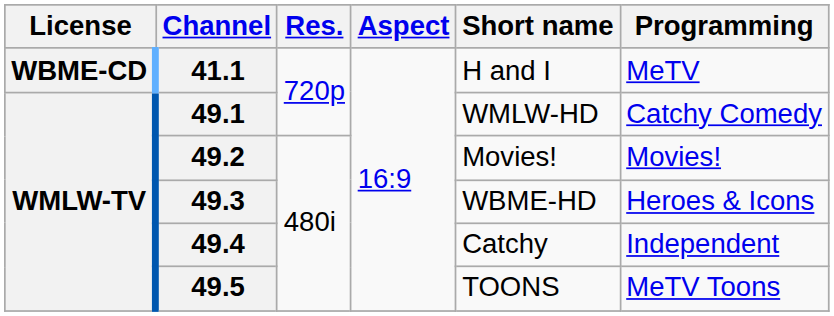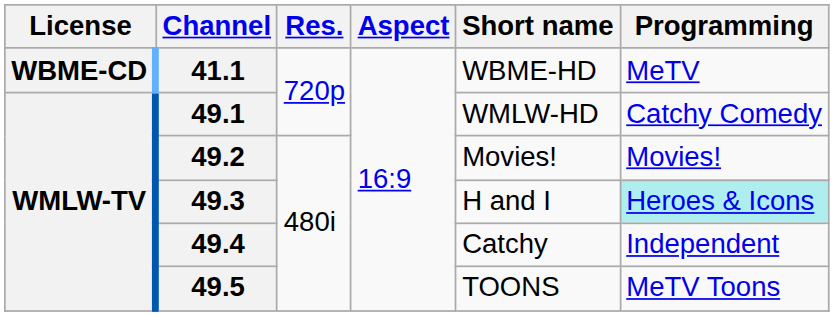(507, 69) H and I -> (529, 69) WBME-HD
(529, 200) WBME-HD -> (507, 200) H and I
(720, 200) no background -> (720, 200) paleturquoise background
